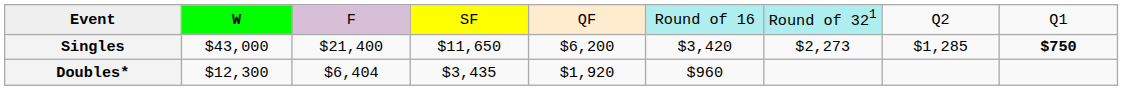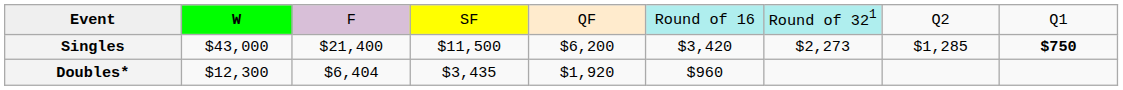(469, 46) $11,650 -> (469, 46) $11,500
